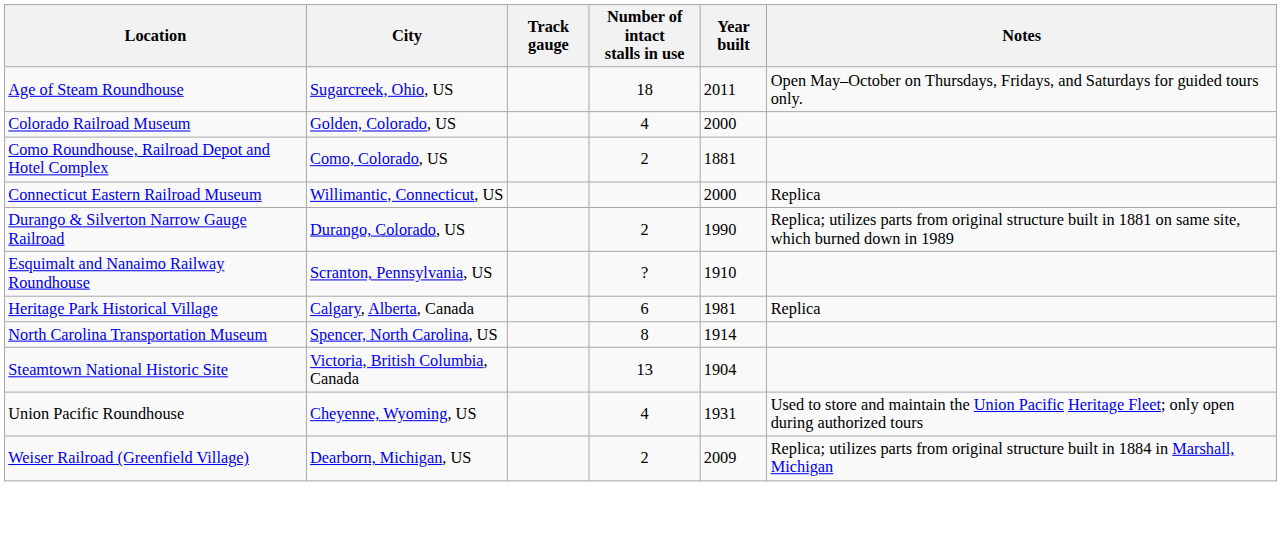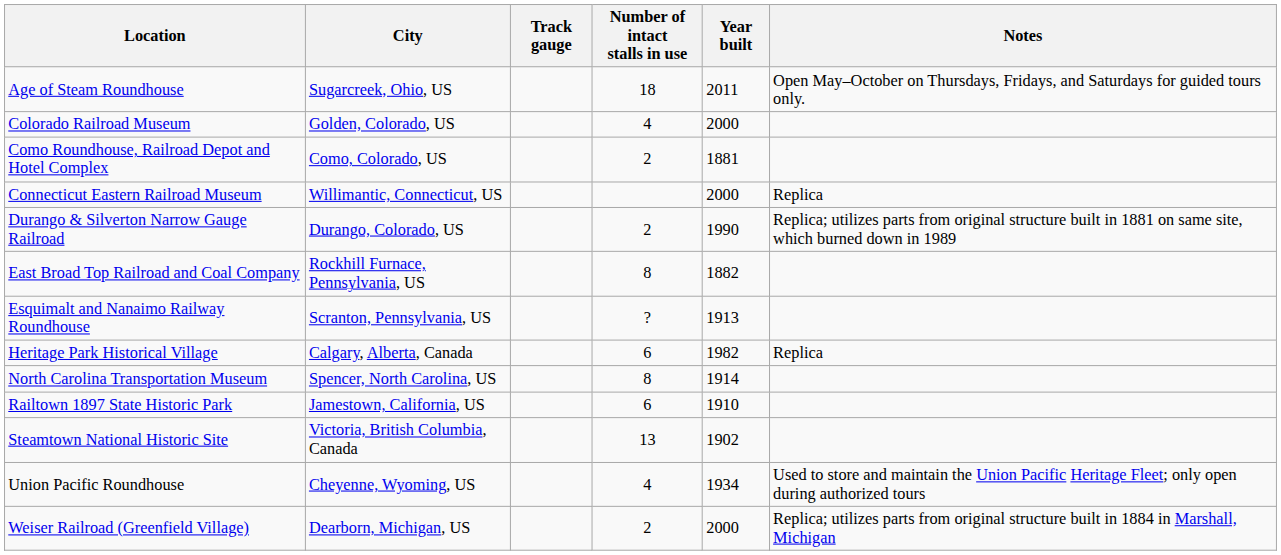+ row: (154, 273)
(720, 273) 1910 -> (723, 317) 1913
(720, 308) 1981 -> (723, 353) 1982
+ row: (120, 404)
(720, 369) 1904 -> (723, 439) 1902
(720, 413) 1931 -> (723, 484) 1934
(720, 458) 2009 -> (723, 528) 2000
